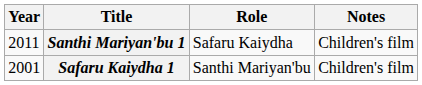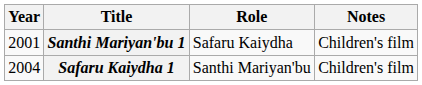(24, 42) 2011 -> (24, 42) 2001
(24, 67) 2001 -> (24, 67) 2004
